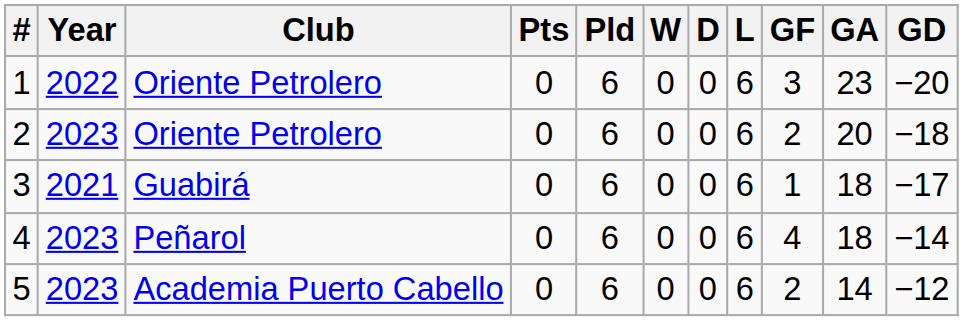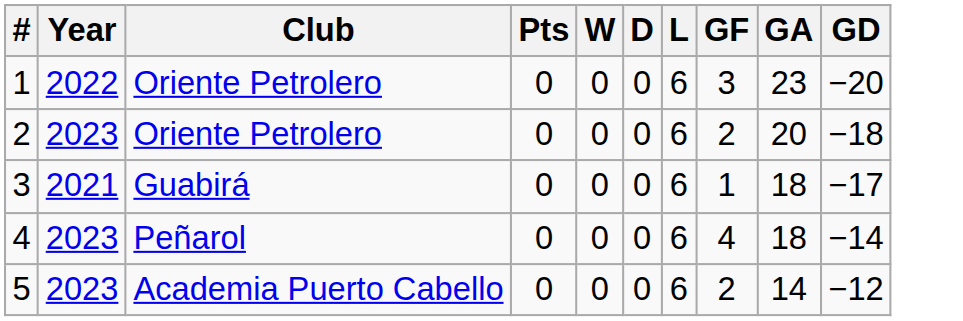- column: (610, 30)
